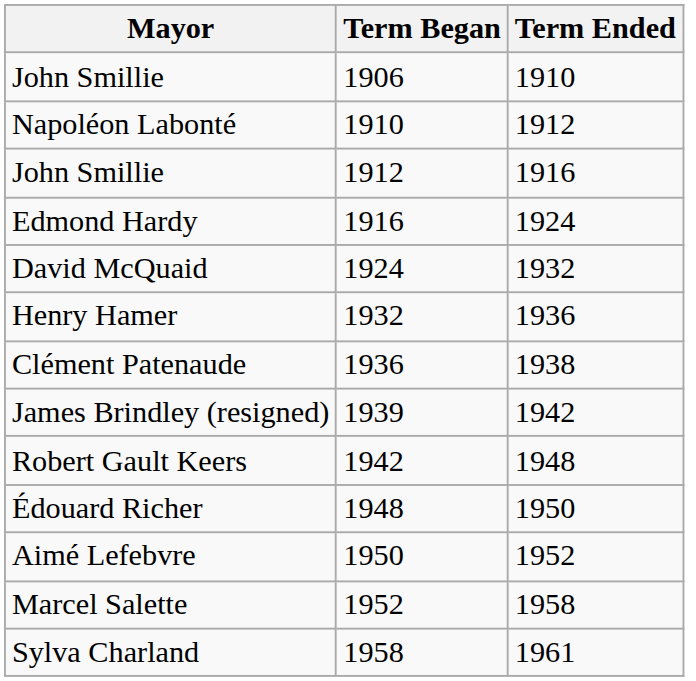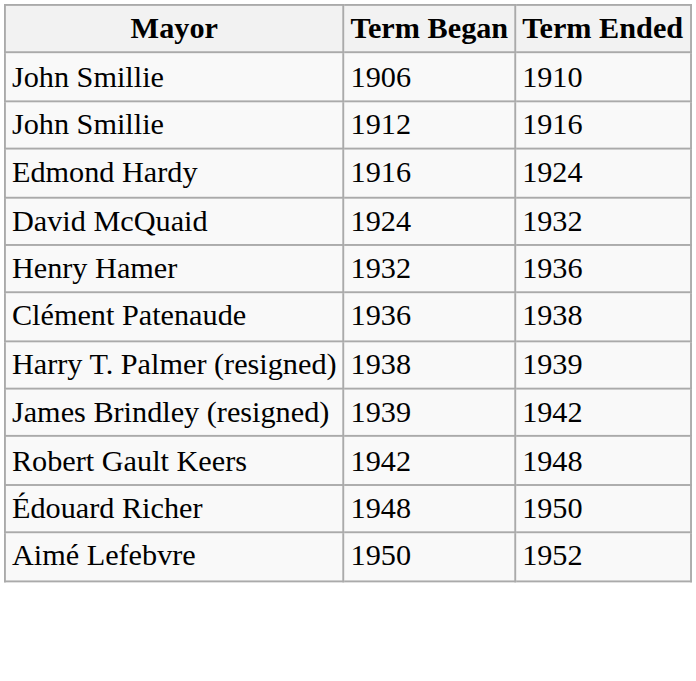- row: (124, 124)
+ row: (174, 364)
- row: (100, 603)
- row: (106, 651)
